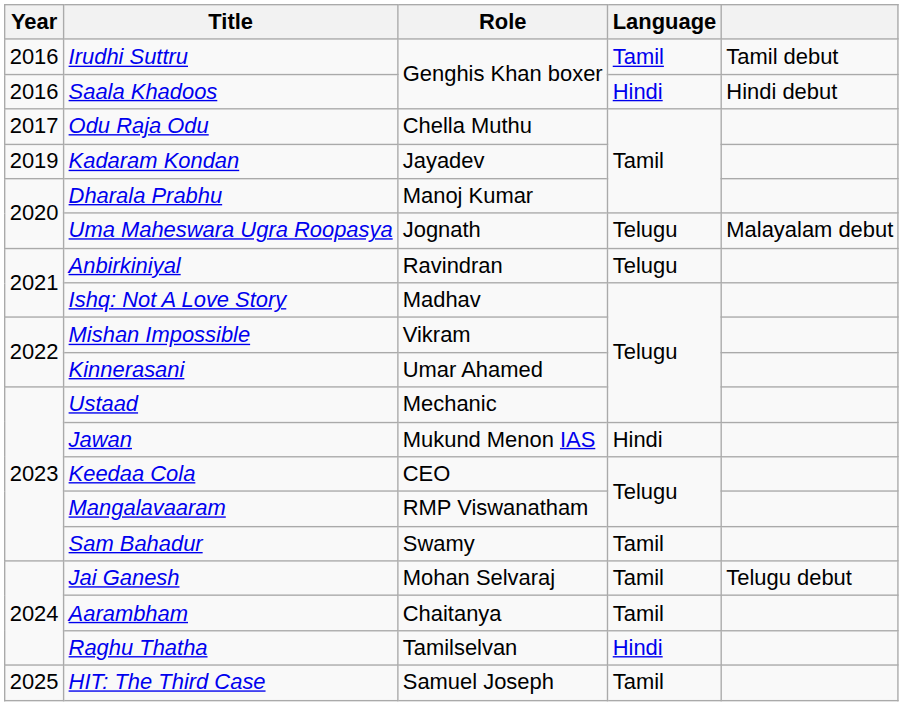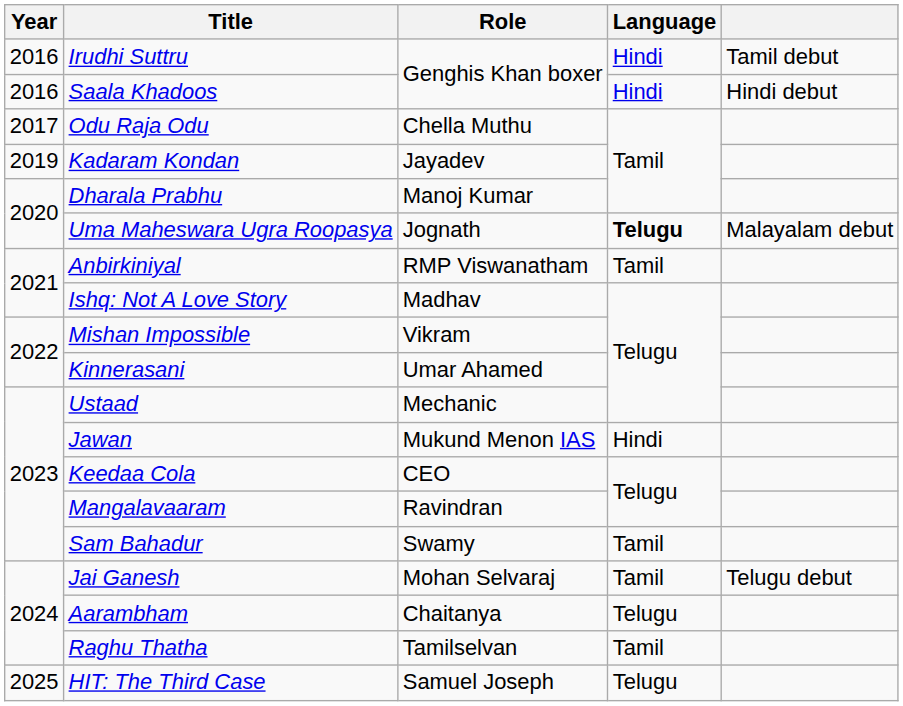(638, 56) Tamil -> (638, 56) Hindi
(645, 230) normal -> (648, 230) bold
(453, 265) Ravindran -> (496, 265) RMP Viswanatham
(645, 265) Telugu -> (638, 265) Tamil
(496, 508) RMP Viswanatham -> (453, 508) Ravindran
(638, 612) Tamil -> (645, 612) Telugu
(638, 647) Hindi -> (638, 647) Tamil
(638, 682) Tamil -> (645, 682) Telugu
